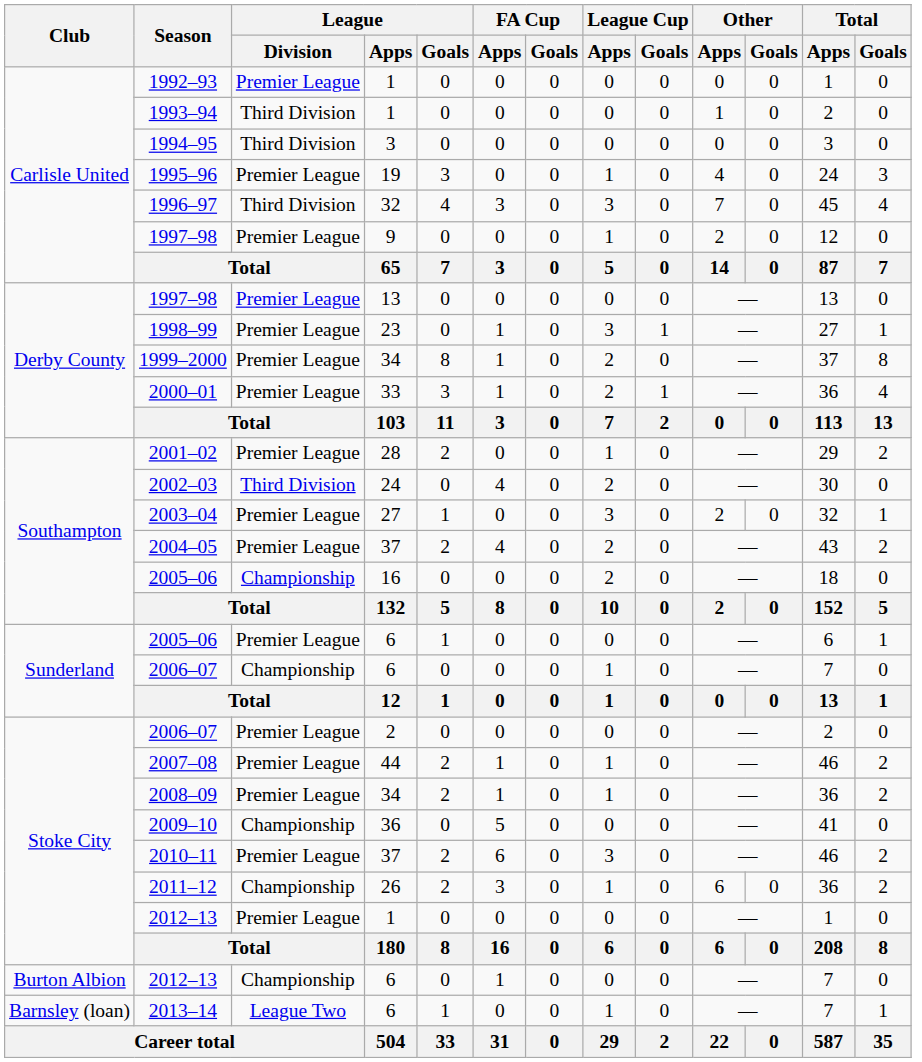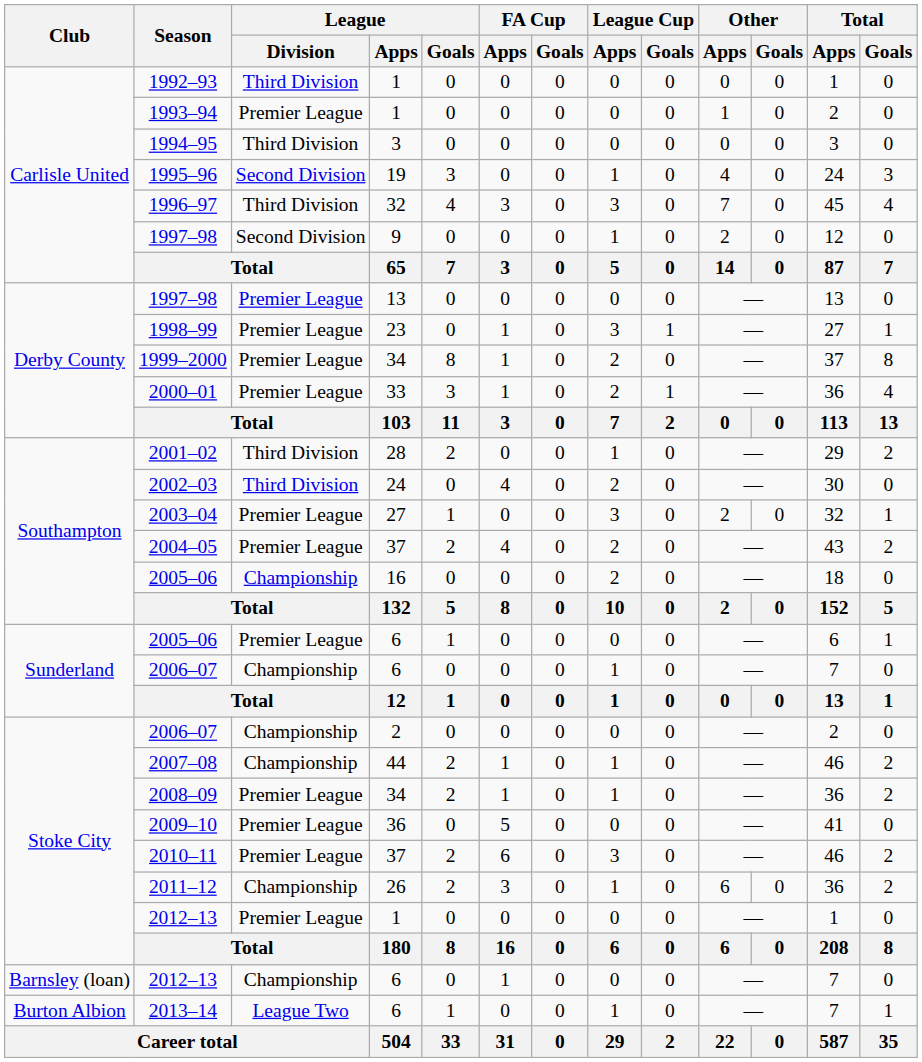(298, 81) Premier League -> (301, 81) Third Division
(298, 112) Third Division -> (301, 112) Premier League
(298, 174) Premier League -> (301, 174) Second Division
(298, 236) Premier League -> (301, 236) Second Division
(298, 453) Premier League -> (301, 453) Third Division
(298, 732) Premier League -> (301, 732) Championship
(298, 762) Premier League -> (301, 762) Championship
(298, 824) Championship -> (301, 824) Premier League
(70, 979) Burton Albion -> (70, 979) Barnsley (loan)
(70, 1010) Barnsley (loan) -> (70, 1010) Burton Albion
